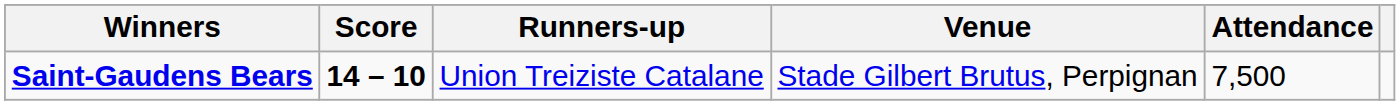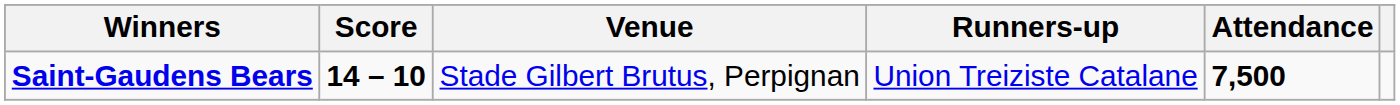columns swapped: (602, 28) <-> (988, 28)
(1249, 75) normal -> (1249, 75) bold
